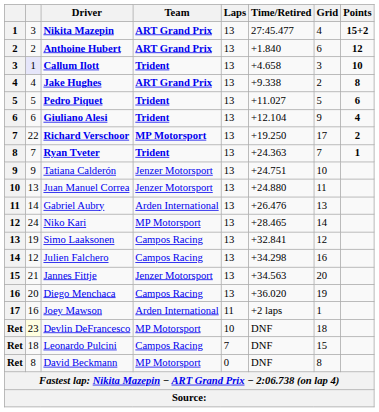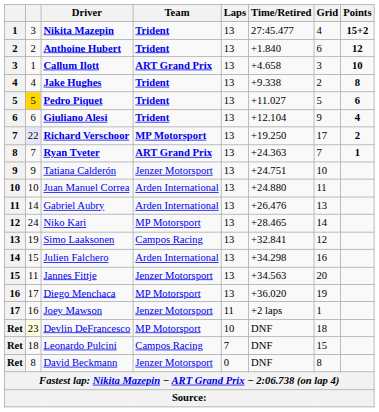(174, 30) ART Grand Prix -> (152, 30) Trident
(174, 47) ART Grand Prix -> (152, 47) Trident
(33, 65) lavender background -> (33, 65) no background
(152, 65) Trident -> (174, 65) ART Grand Prix
(174, 82) ART Grand Prix -> (152, 82) Trident
(33, 100) no background -> (33, 100) gold background
(33, 135) no background -> (33, 135) lavender background
(152, 152) Trident -> (174, 152) ART Grand Prix
(33, 187) 13 -> (33, 187) 10
(174, 187) Jenzer Motorsport -> (177, 187) Arden International
(33, 257) 12 -> (33, 257) 15
(169, 257) Campos Racing -> (177, 257) Arden International
(33, 275) 21 -> (33, 275) 11
(33, 292) 20 -> (33, 292) 17
(169, 292) Campos Racing -> (168, 292) MP Motorsport
(177, 310) Arden International -> (174, 310) Jenzer Motorsport
(168, 362) MP Motorsport -> (174, 362) Jenzer Motorsport
